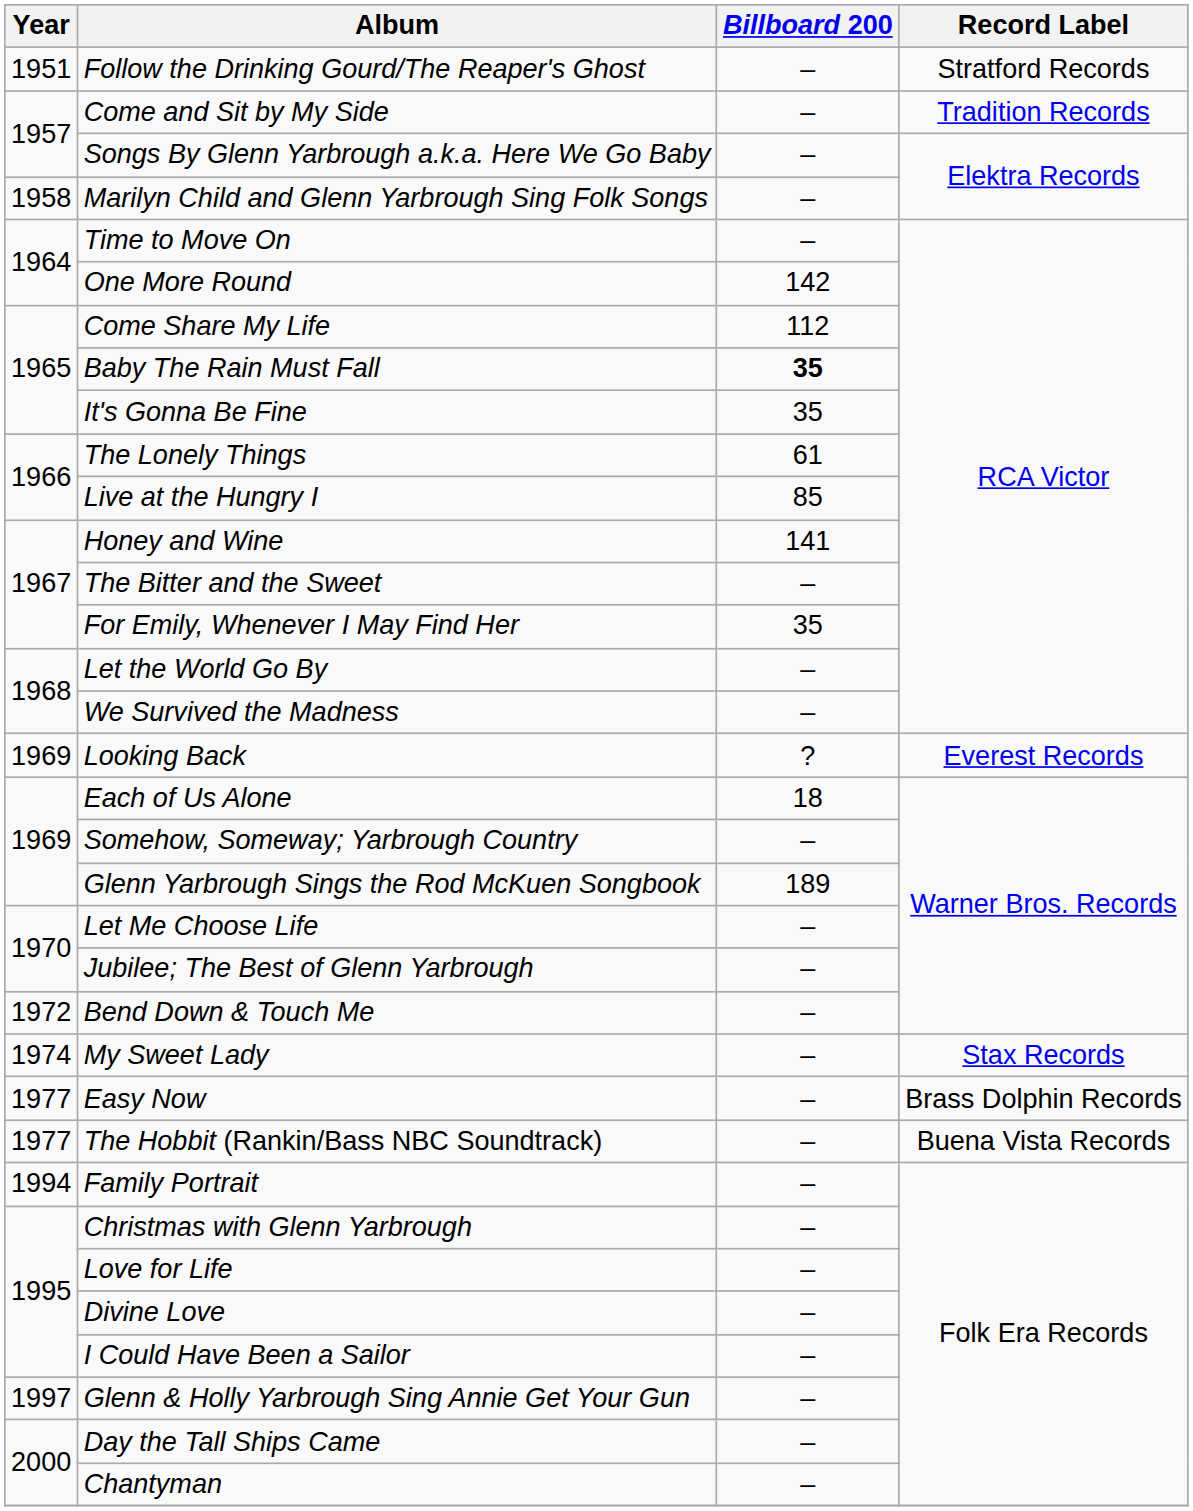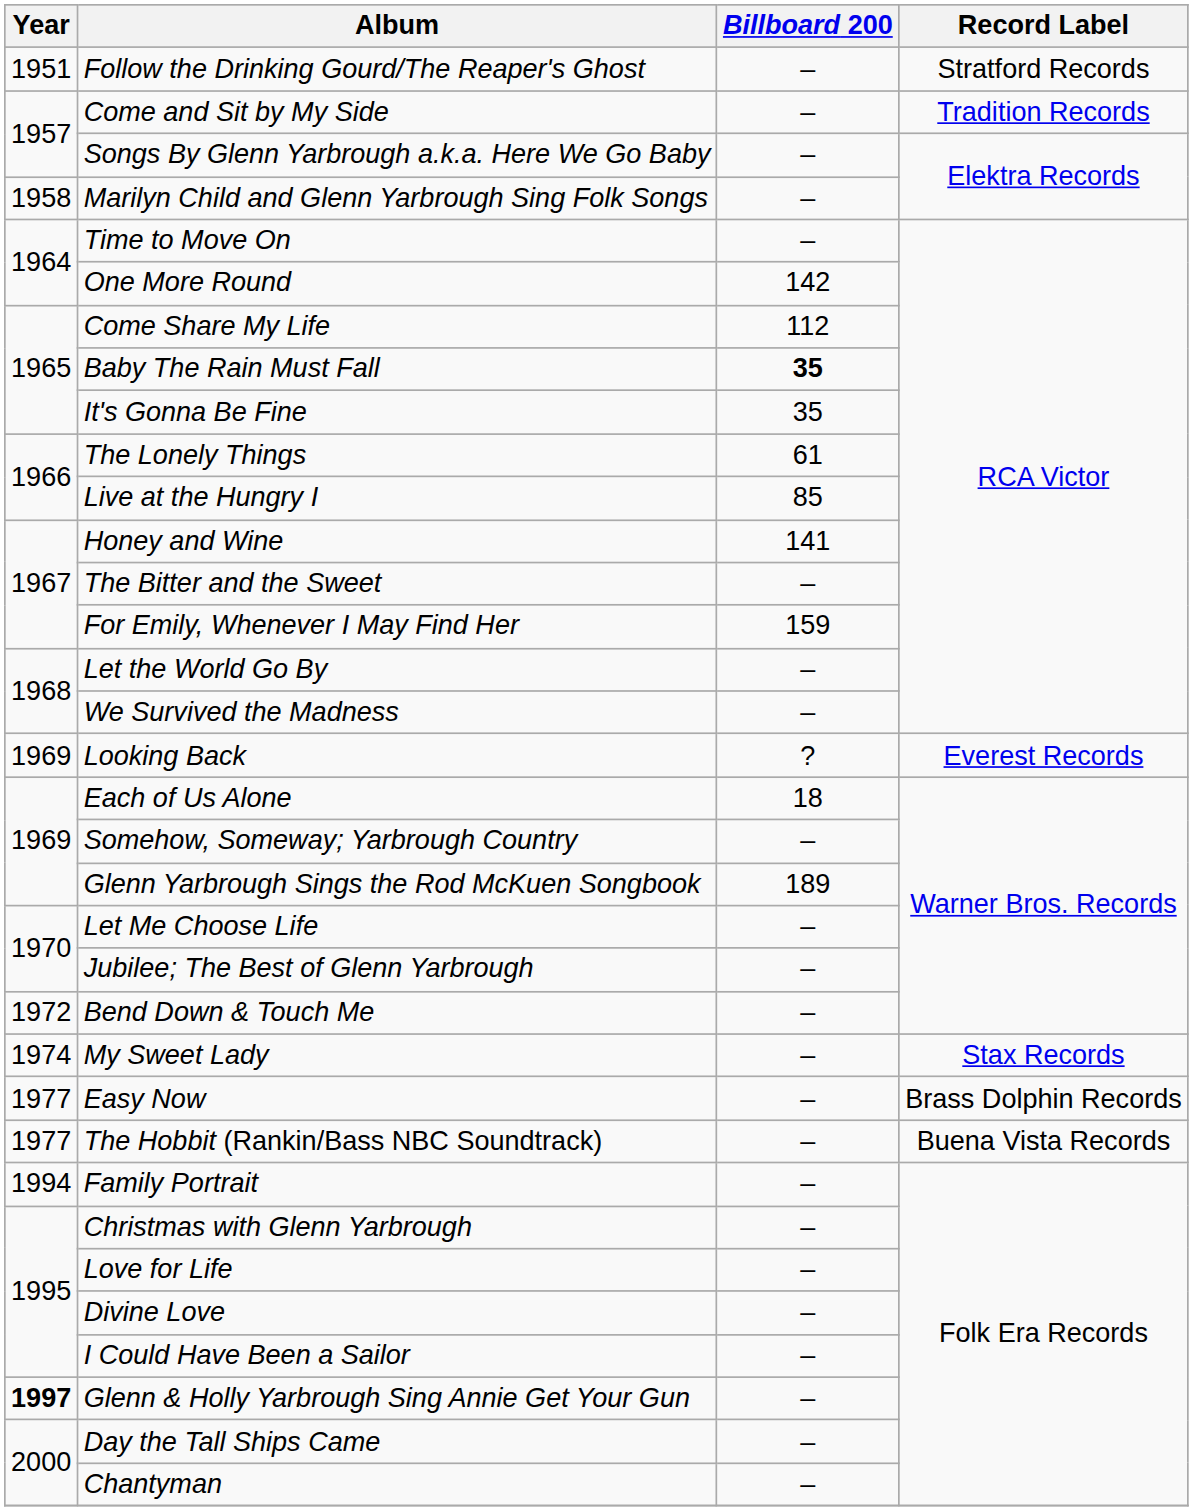(808, 626) 35 -> (808, 626) 159
(41, 1398) normal -> (41, 1398) bold
